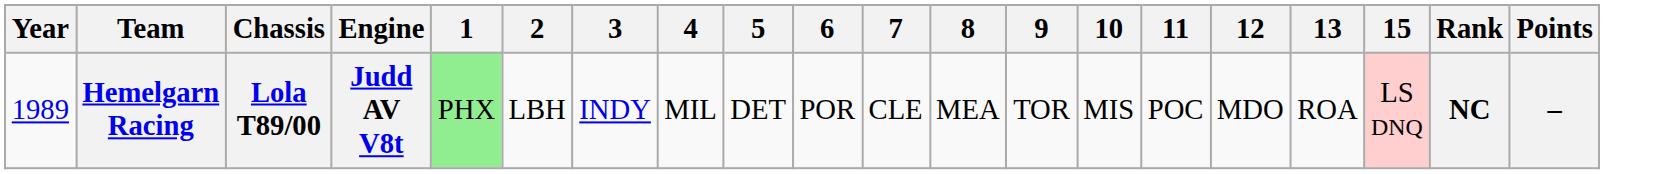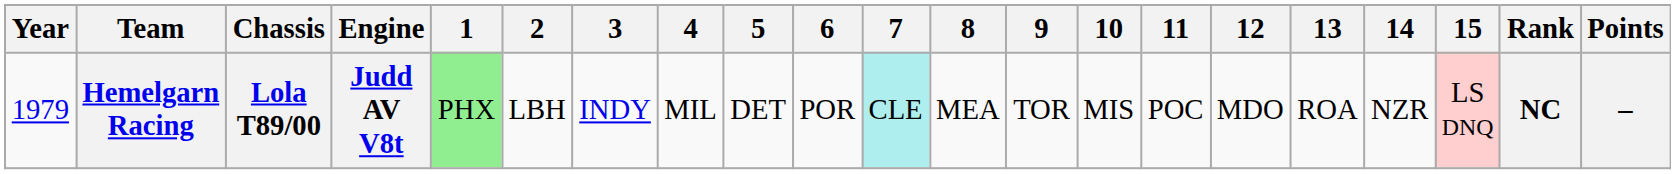+ column: (1400, 28)
(40, 109) 1989 -> (40, 109) 1979
(896, 109) no background -> (896, 109) paleturquoise background
